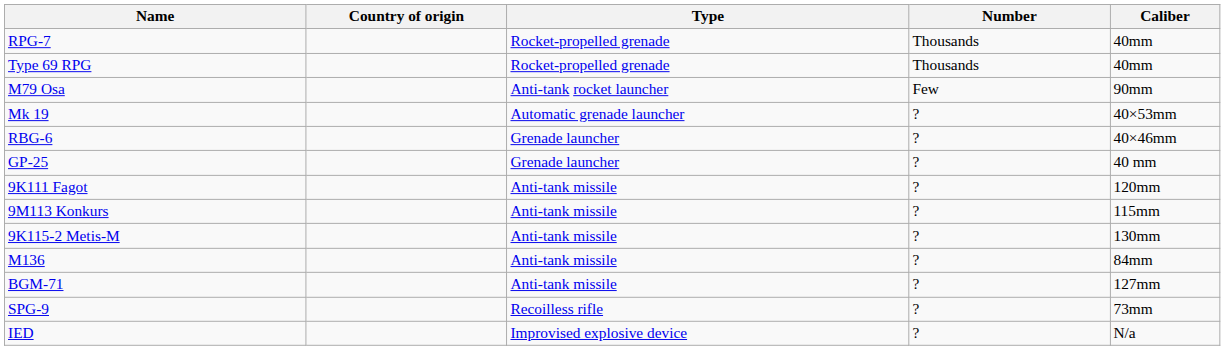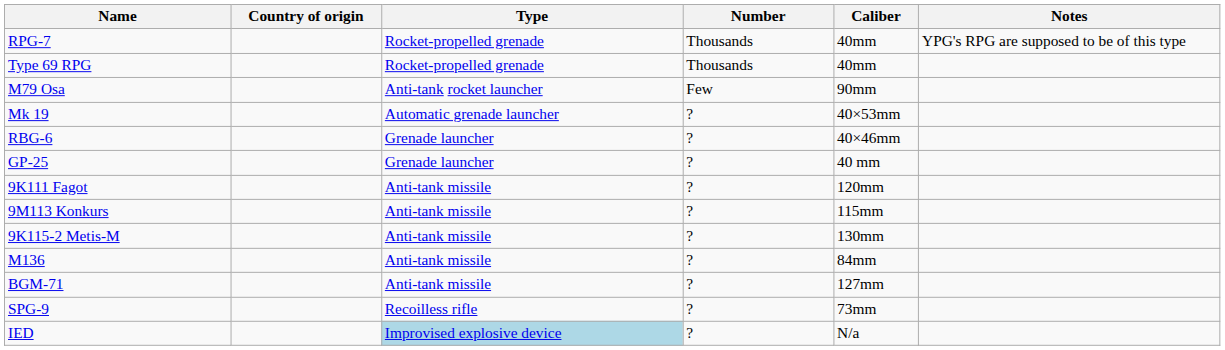+ column: (1069, 16)
(599, 333) no background -> (473, 333) lightblue background
